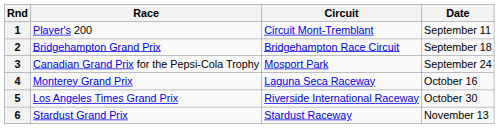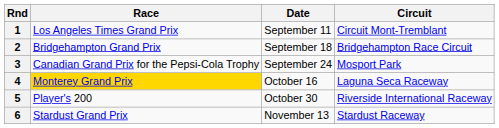columns swapped: (342, 13) <-> (458, 13)
(62, 30) Player's 200 -> (106, 30) Los Angeles Times Grand Prix
(83, 82) no background -> (83, 82) gold background
(106, 99) Los Angeles Times Grand Prix -> (62, 99) Player's 200
